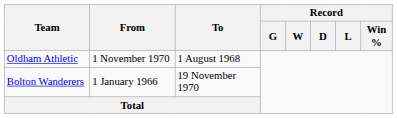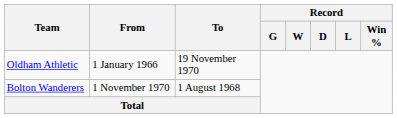(131, 59) 1 November 1970 -> (125, 65) 1 January 1966
(209, 59) 1 August 1968 -> (207, 65) 19 November 1970
(125, 82) 1 January 1966 -> (131, 88) 1 November 1970
(207, 82) 19 November 1970 -> (209, 88) 1 August 1968
